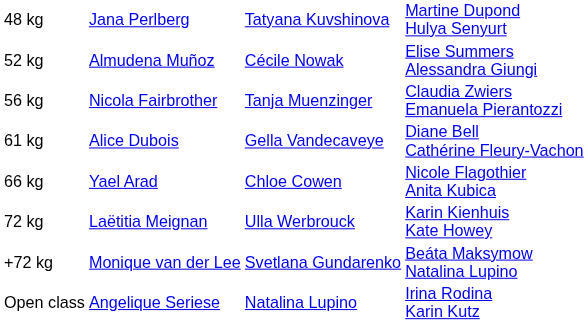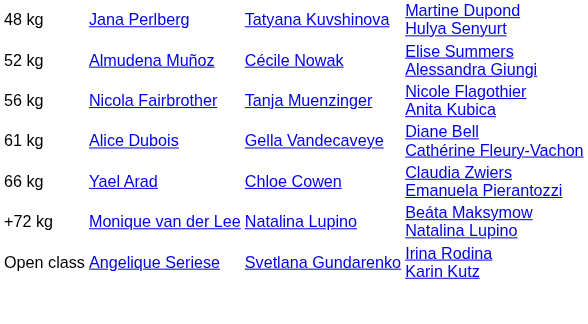(484, 101) Claudia Zwiers Emanuela Pierantozzi -> (466, 101) Nicole Flagothier Anita Kubica
(466, 181) Nicole Flagothier Anita Kubica -> (484, 181) Claudia Zwiers Emanuela Pierantozzi
- row: (24, 222)
(323, 262) Svetlana Gundarenko -> (301, 222) Natalina Lupino
(301, 303) Natalina Lupino -> (323, 262) Svetlana Gundarenko
